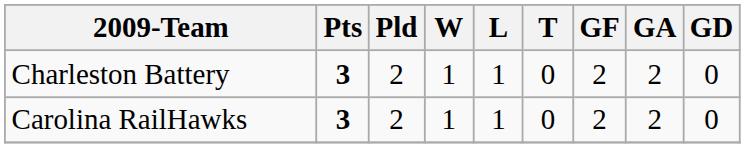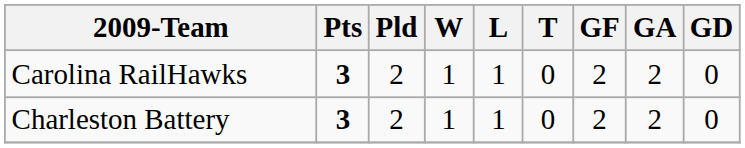rows swapped: (129, 119) <-> (121, 73)
